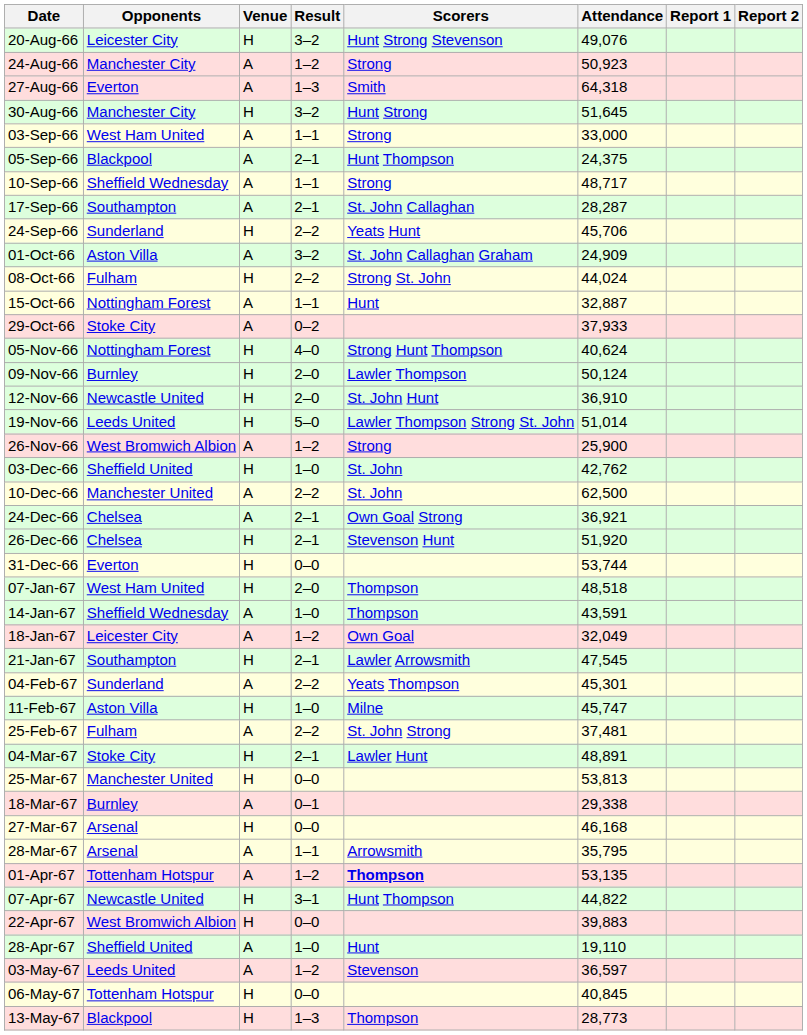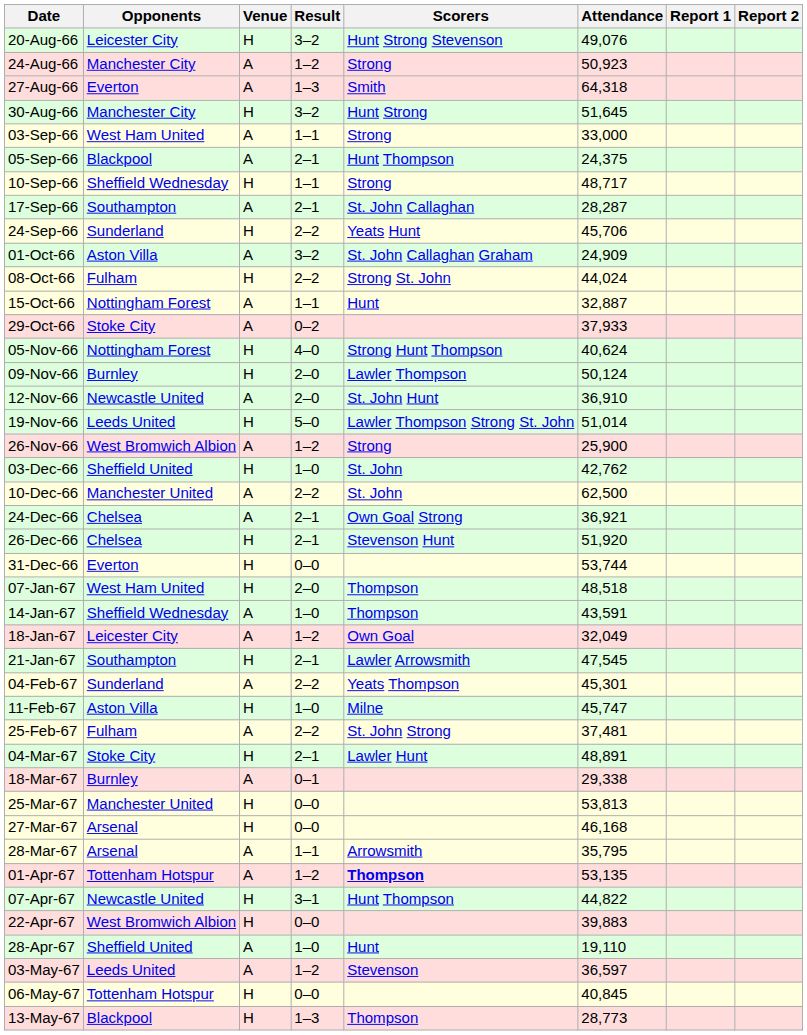(248, 183) A -> (248, 183) H
(248, 398) H -> (248, 398) A
rows swapped: (43, 803) <-> (43, 779)
